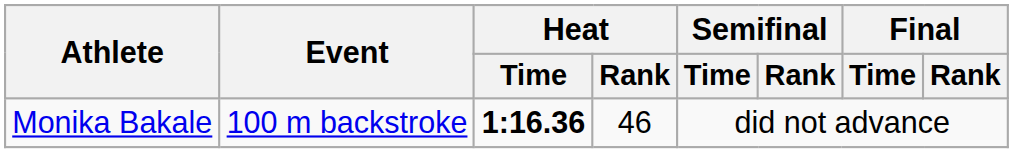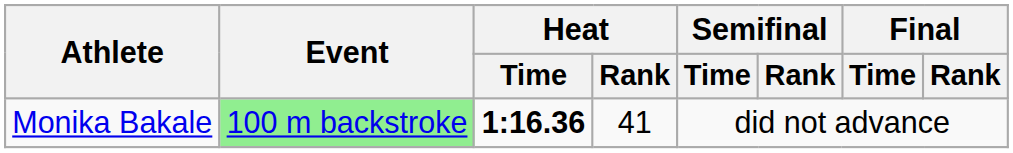(347, 123) no background -> (347, 123) lightgreen background
(635, 123) 46 -> (635, 123) 41
